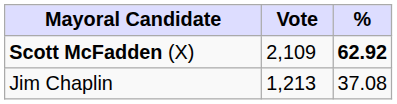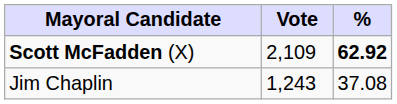(291, 83) 1,213 -> (291, 83) 1,243
